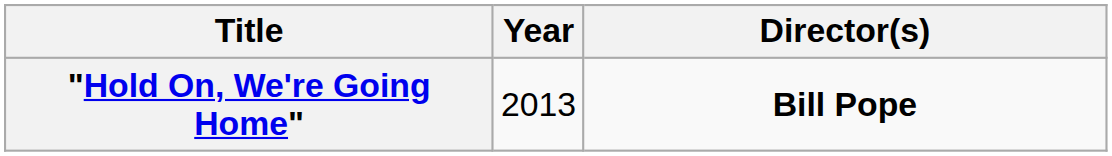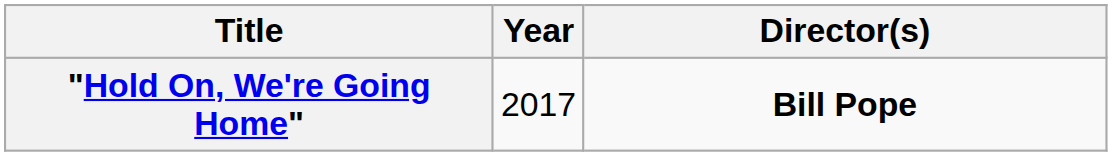(539, 103) 2013 -> (539, 103) 2017
